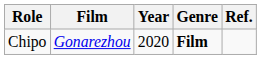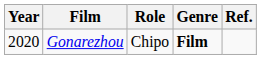columns swapped: (154, 16) <-> (27, 16)
